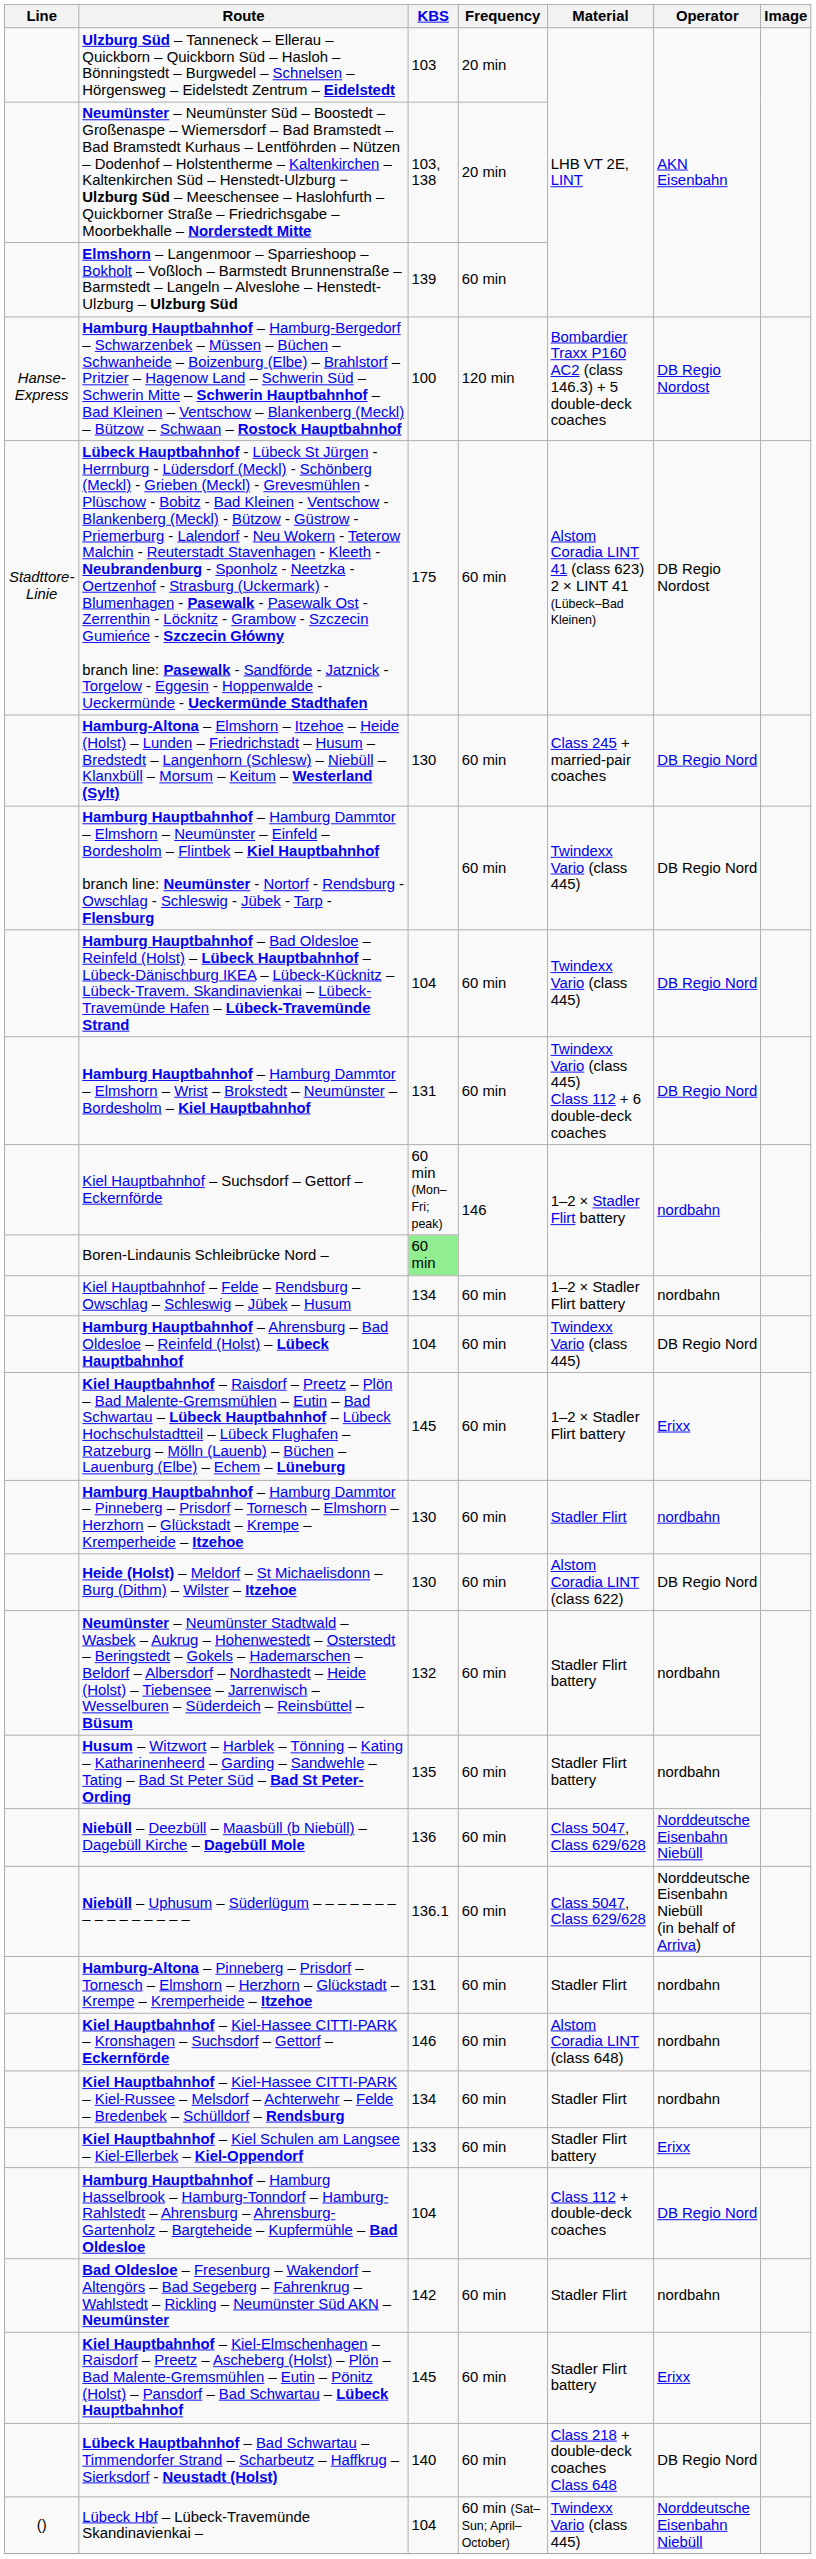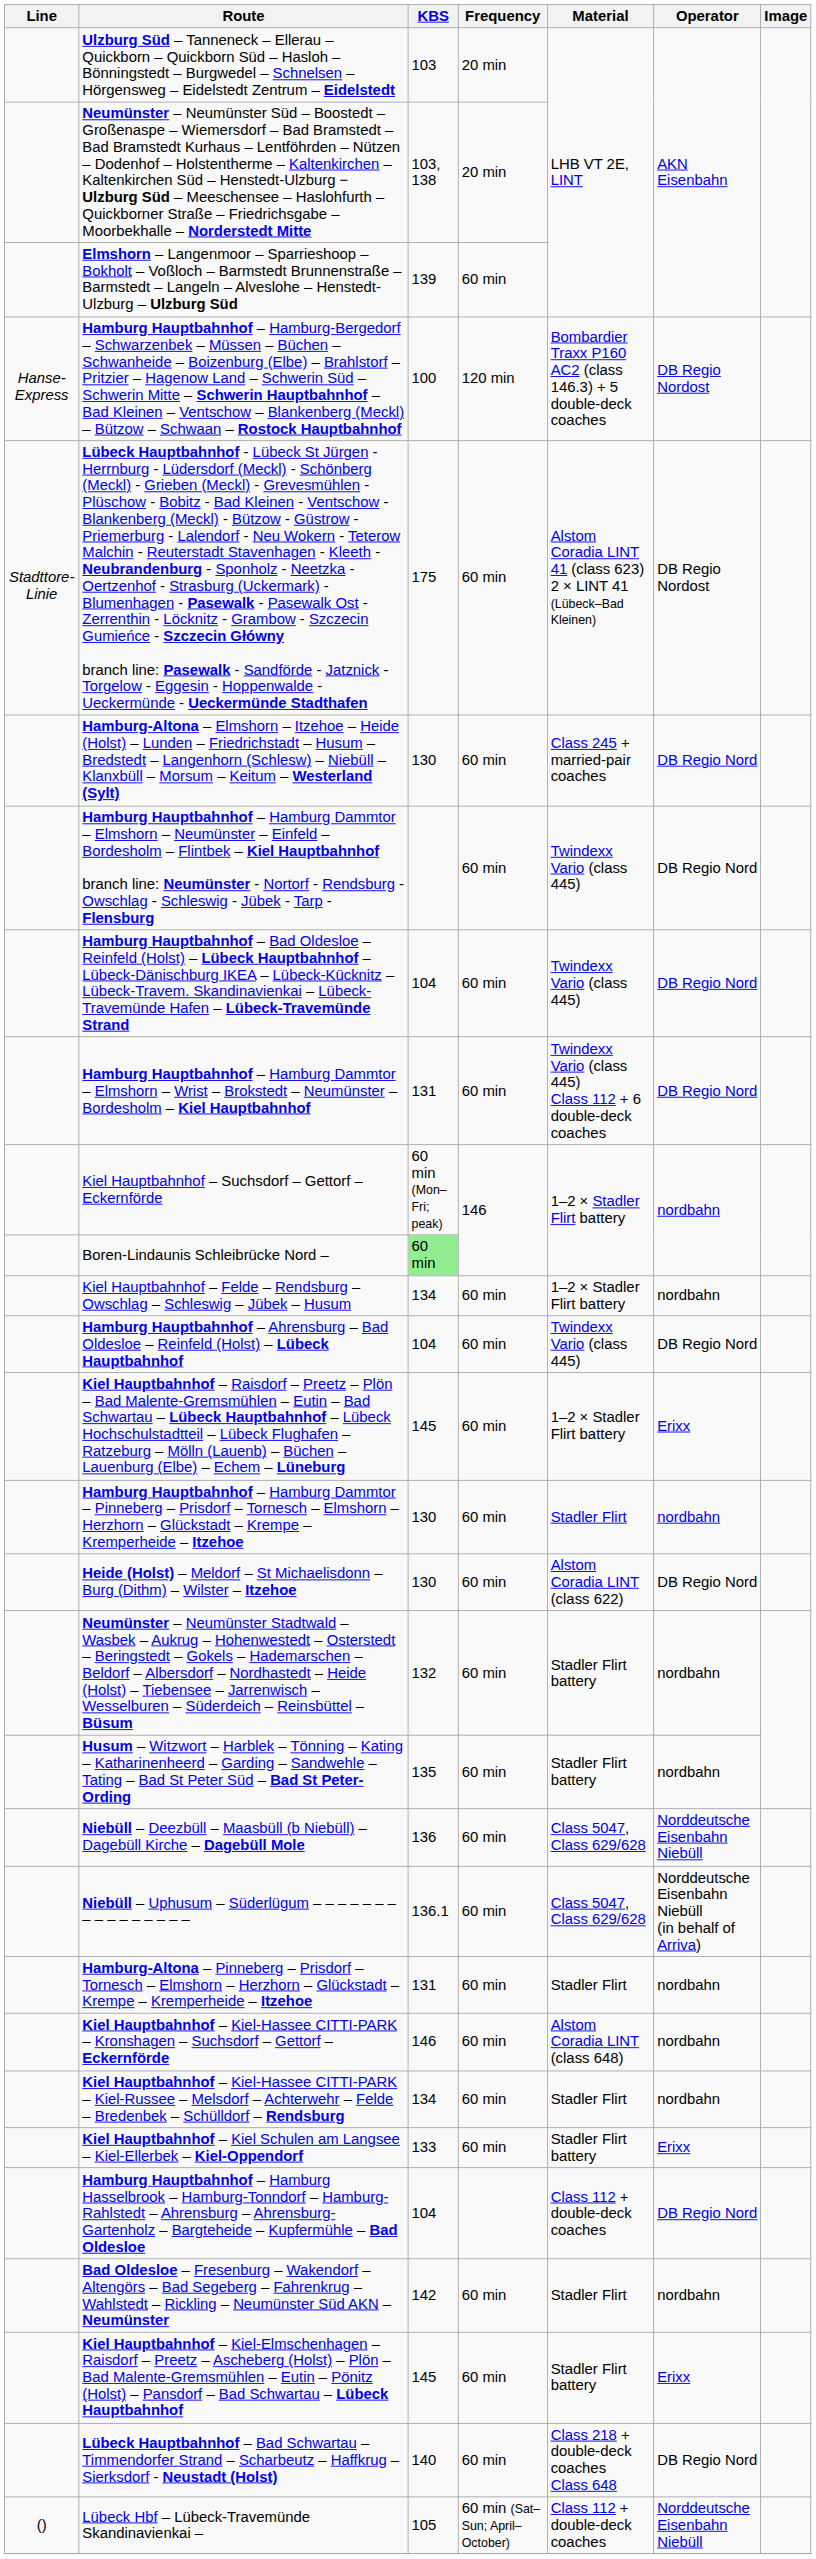(424, 2525) 104 -> (424, 2525) 105
(589, 2525) Twindexx Vario (class 445) -> (591, 2525) Class 112 + double-deck coaches
